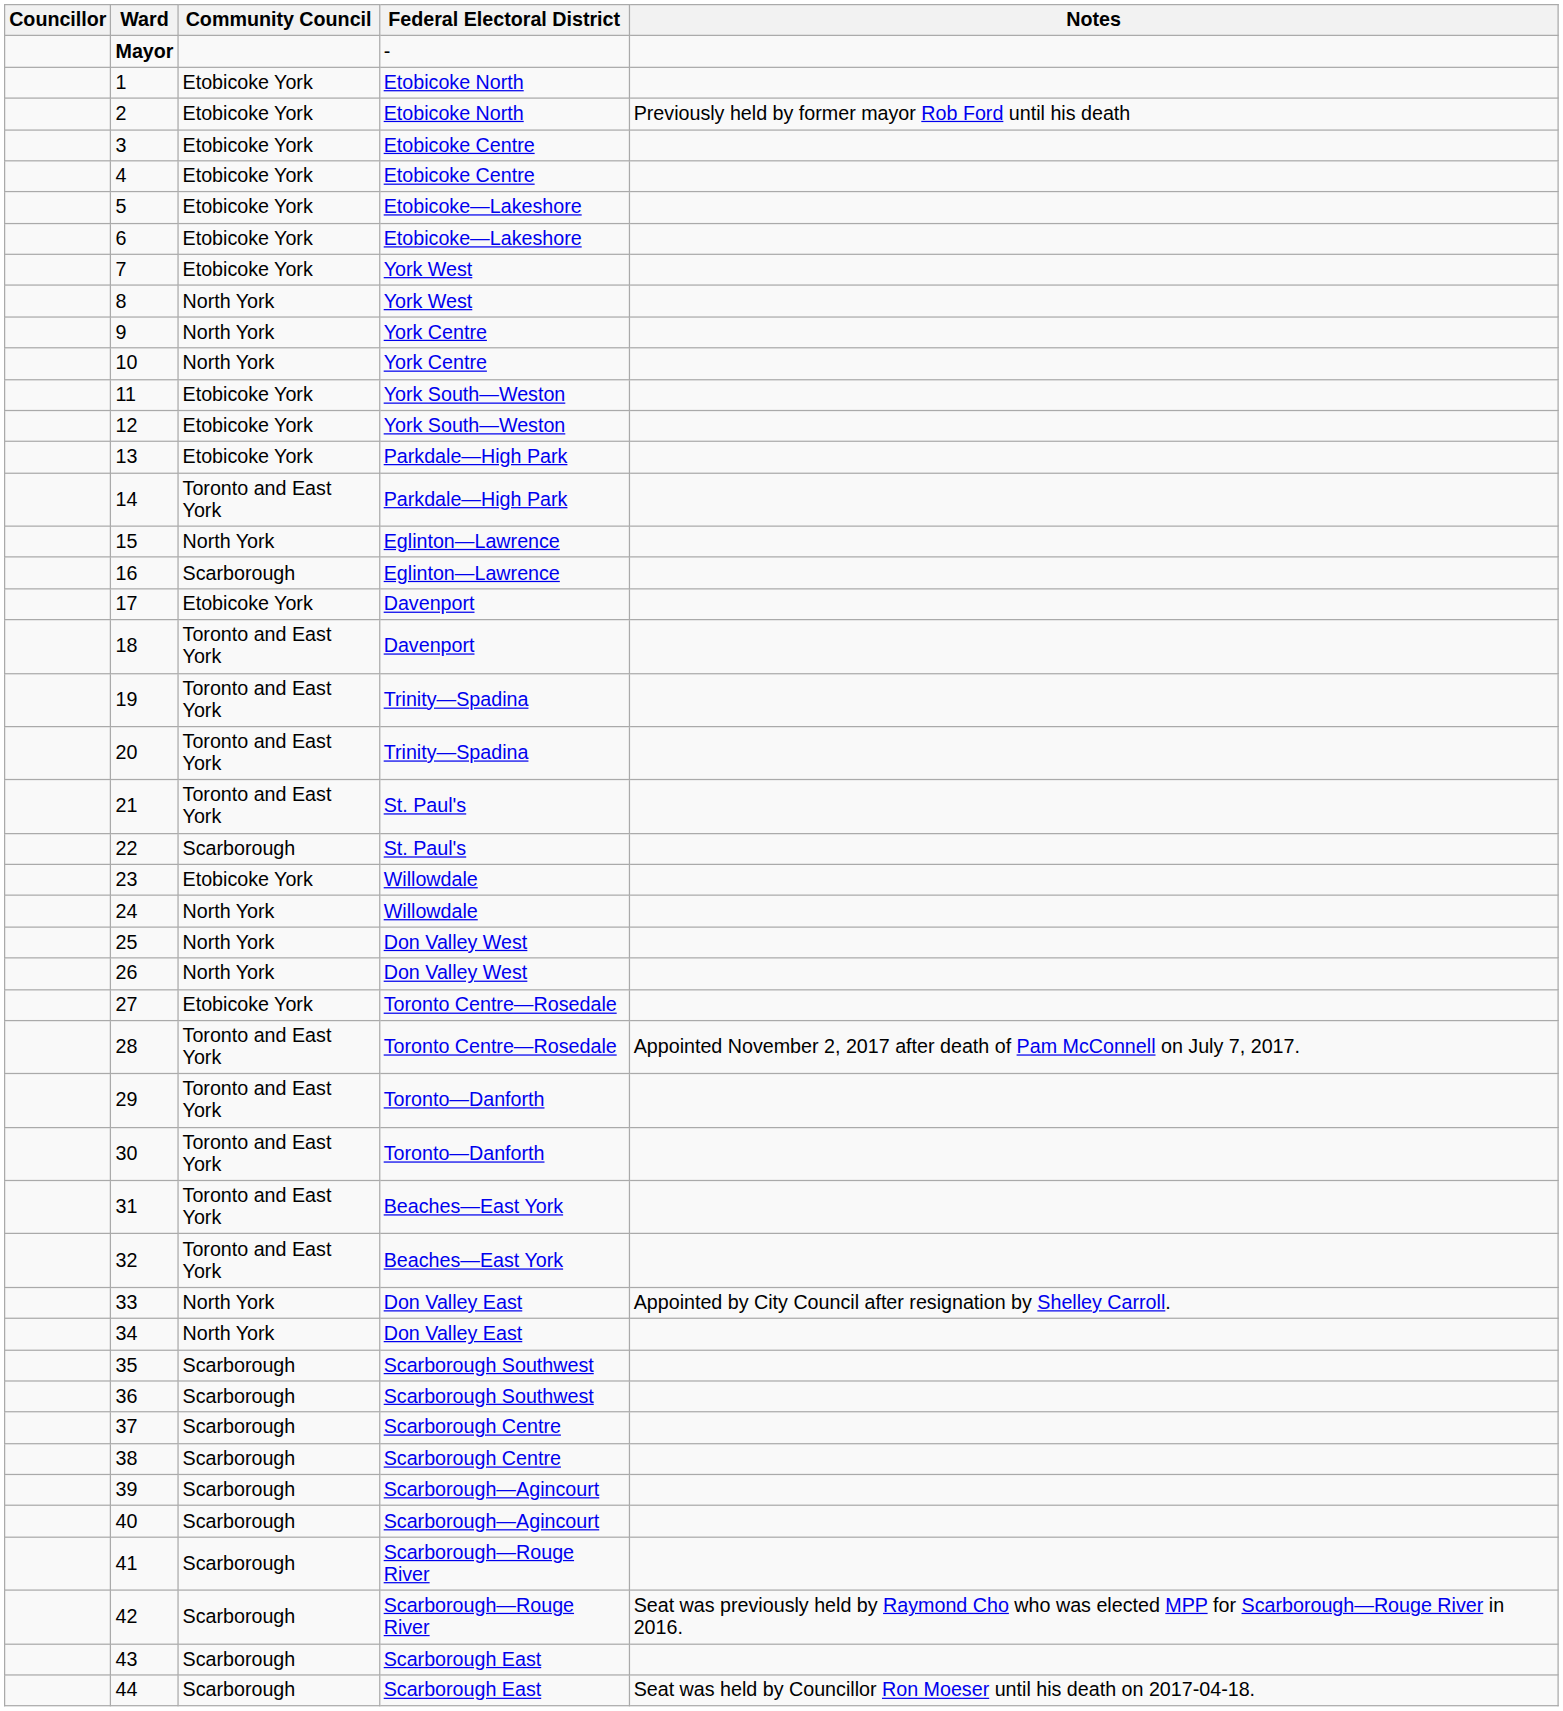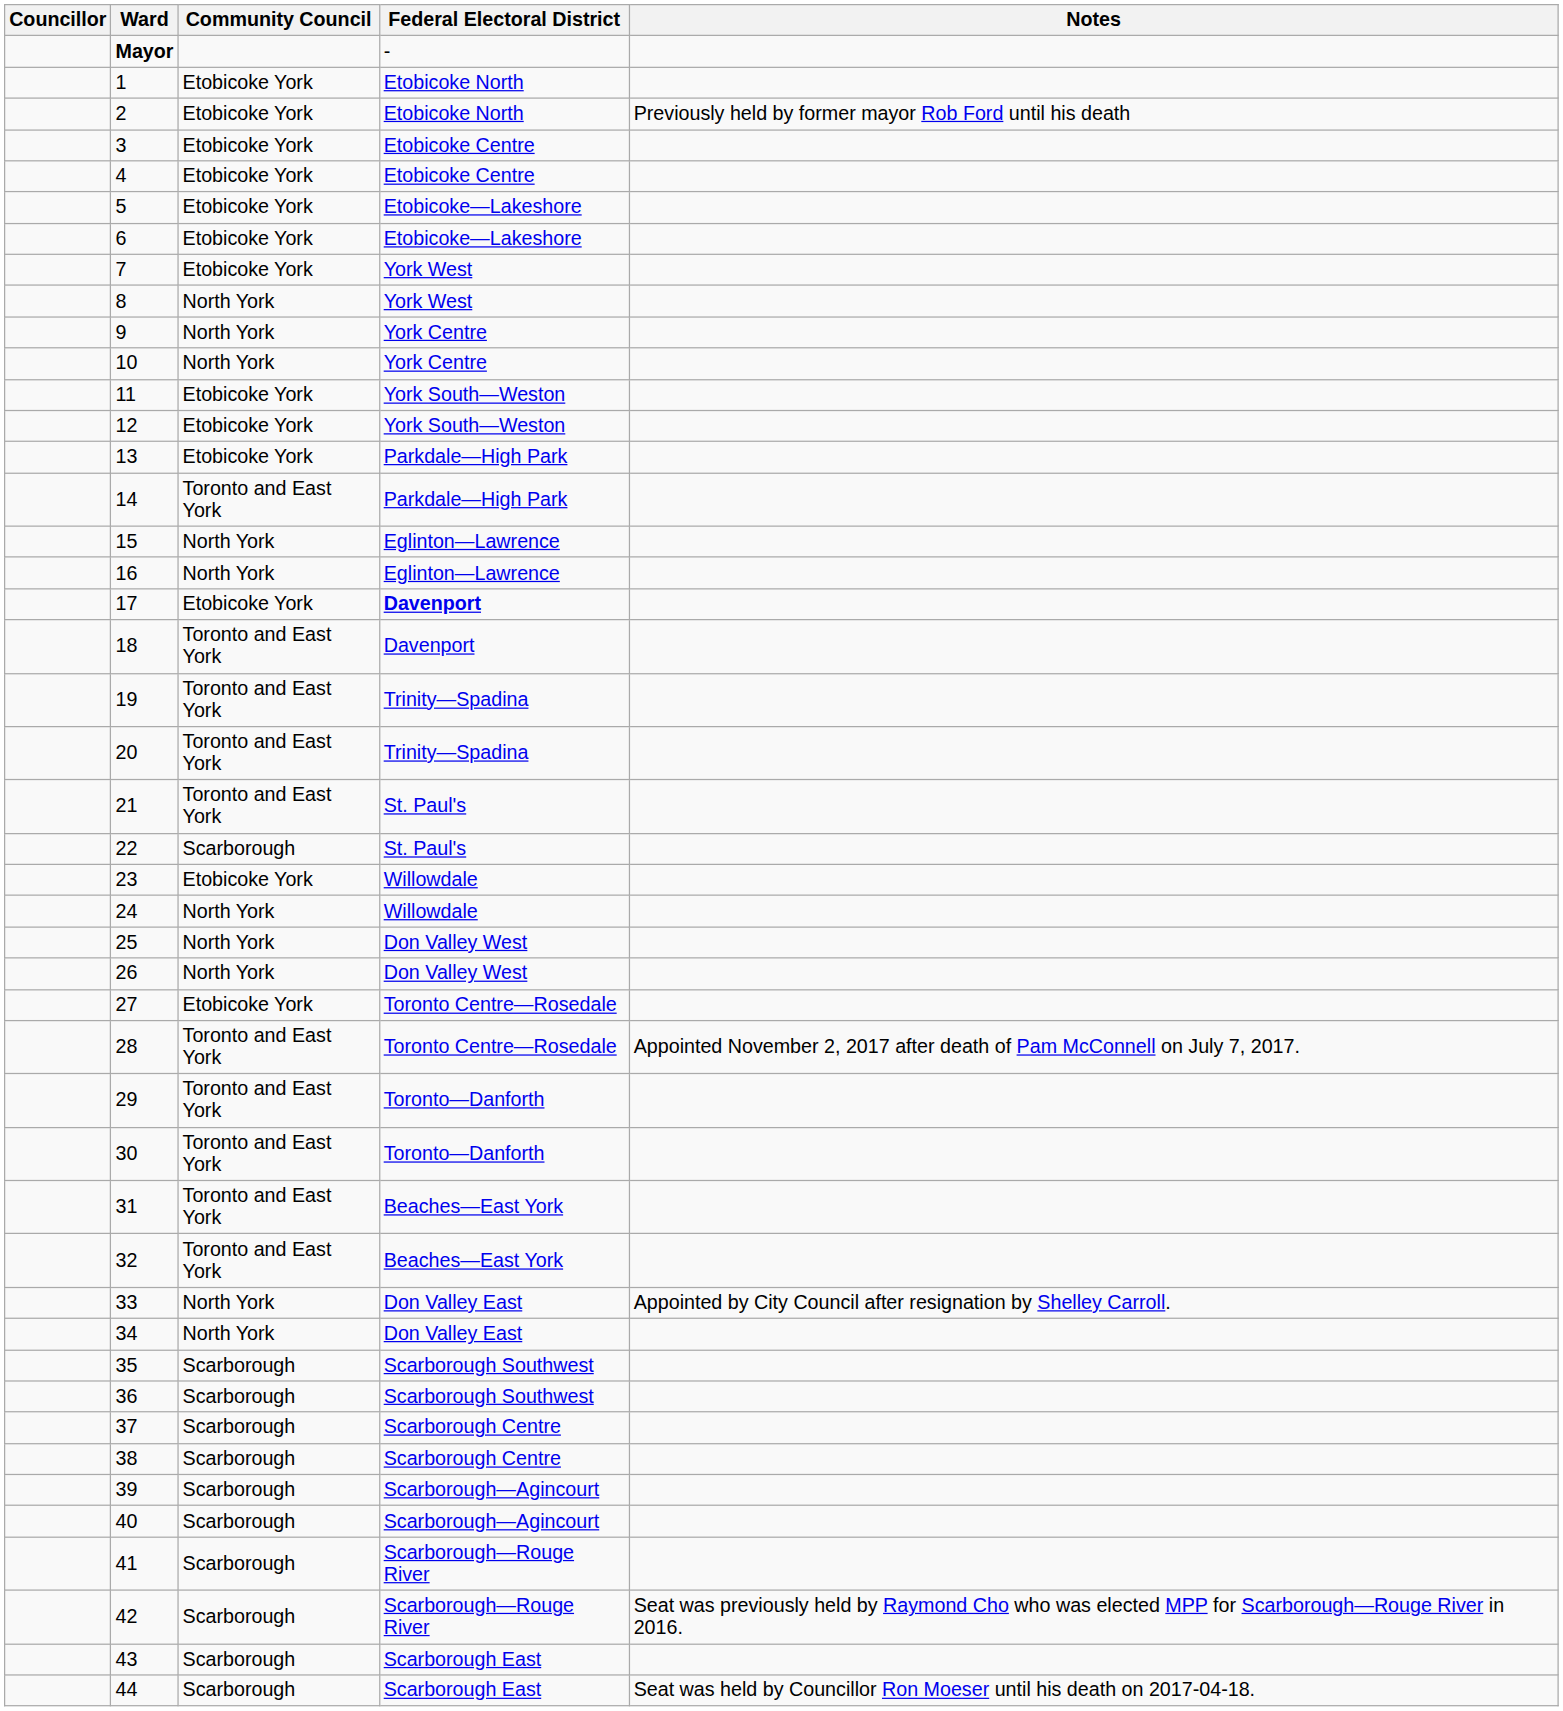(239, 572) Scarborough -> (229, 572) North York
(429, 604) normal -> (432, 604) bold
